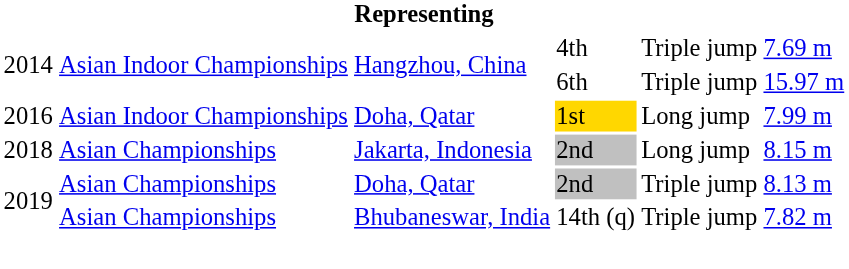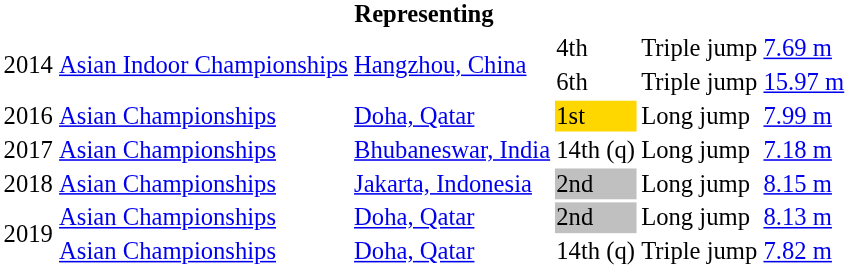(203, 115) Asian Indoor Championships -> (168, 115) Asian Championships
+ row: (28, 149)
(699, 183) Triple jump -> (696, 217) Long jump
(452, 217) Bhubaneswar, India -> (414, 251) Doha, Qatar
